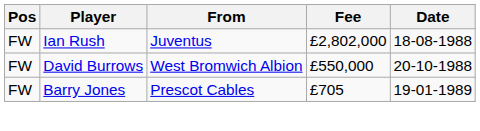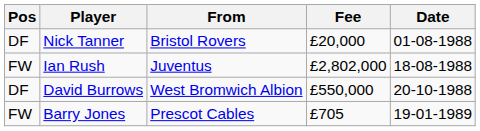+ row: (84, 41)
(20, 65) FW -> (18, 90) DF
